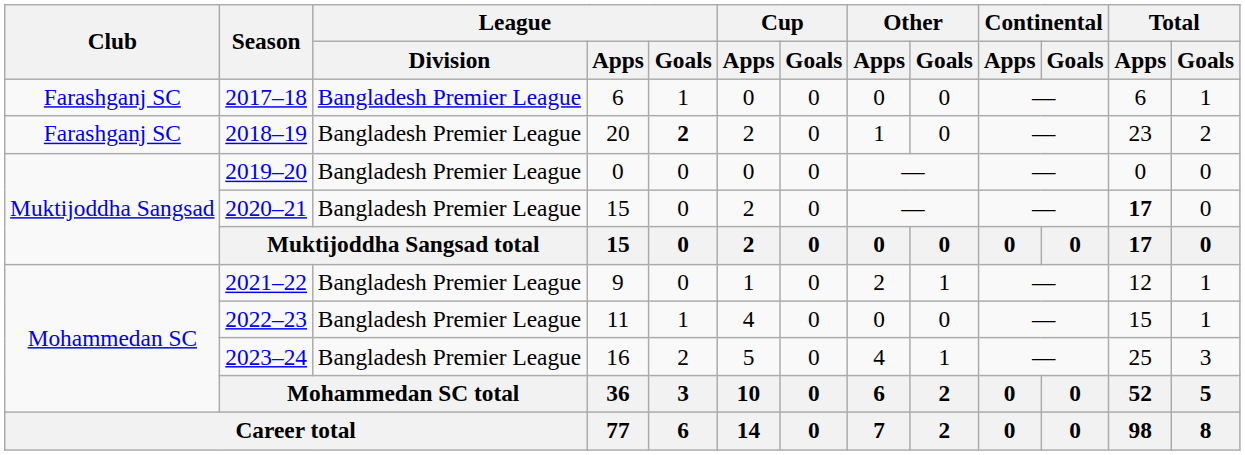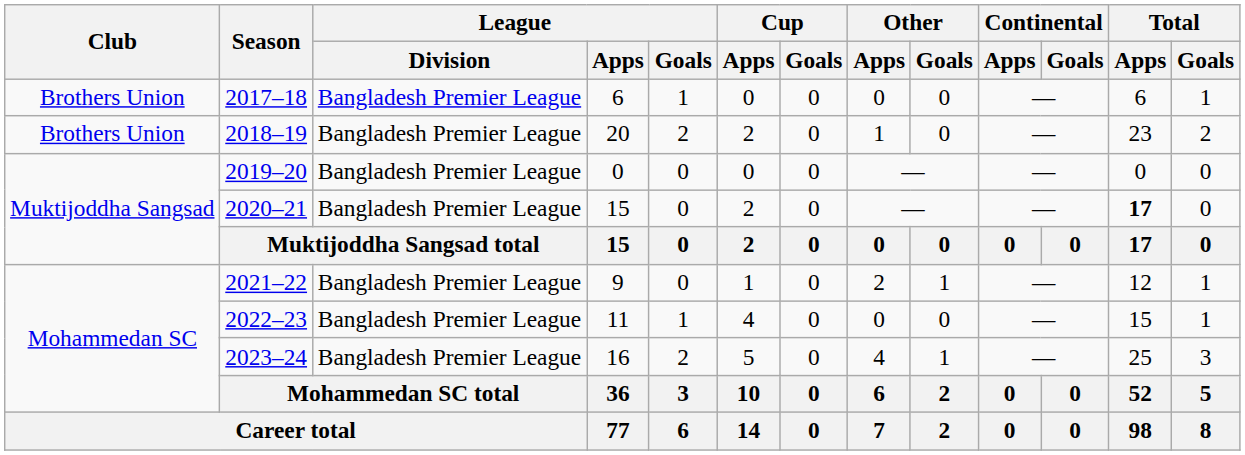(112, 97) Farashganj SC -> (112, 97) Brothers Union
(112, 134) Farashganj SC -> (112, 134) Brothers Union
(683, 134) bold -> (683, 134) normal
